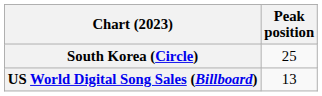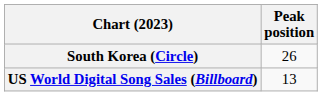(289, 56) 25 -> (289, 56) 26
